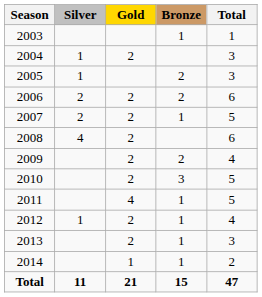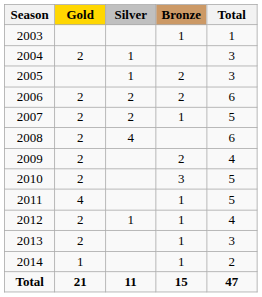columns swapped: (131, 14) <-> (80, 14)
